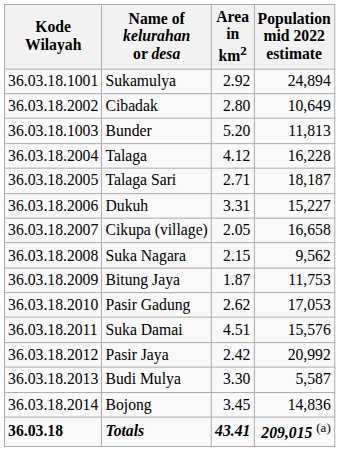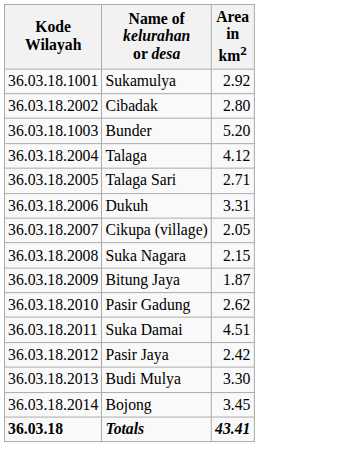- column: (294, 36)
